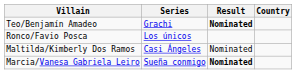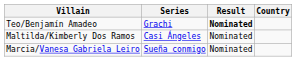- row: (47, 37)
(231, 62) bold -> (231, 50) normal
